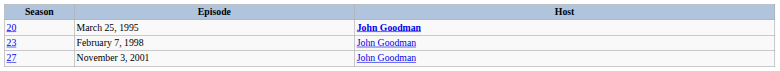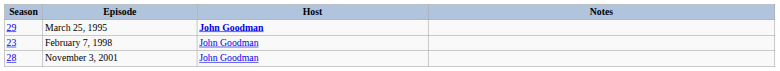+ column: (601, 12)
(11, 27) 20 -> (11, 27) 29
(11, 58) 27 -> (11, 58) 28
